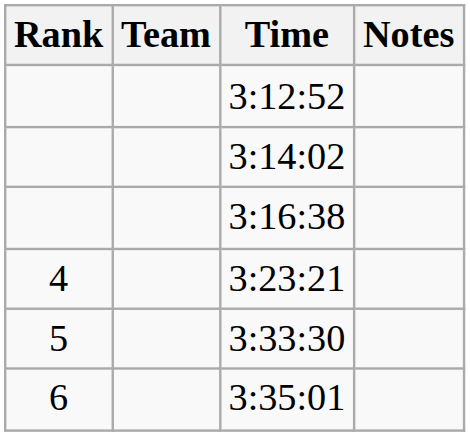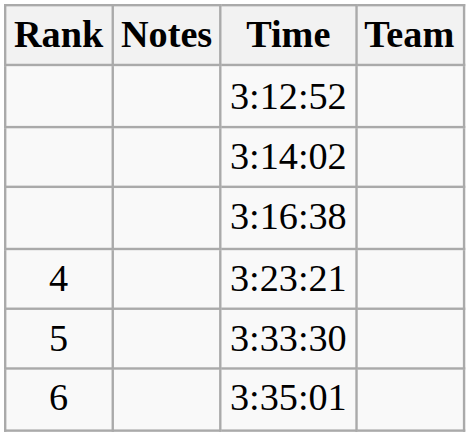columns swapped: (166, 34) <-> (409, 34)
